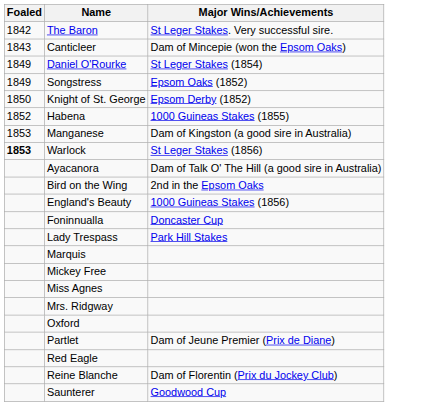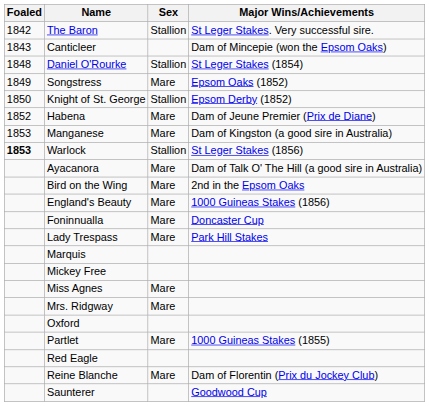+ column: (168, 13)
(19, 64) 1849 -> (19, 64) 1848
(220, 116) 1000 Guineas Stakes (1855) -> (283, 116) Dam of Jeune Premier (Prix de Diane)
(243, 340) Dam of Jeune Premier (Prix de Diane) -> (260, 340) 1000 Guineas Stakes (1855)
